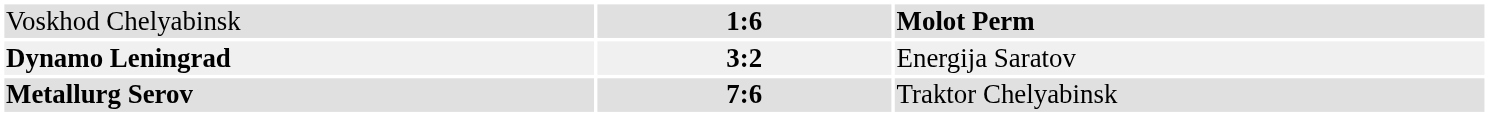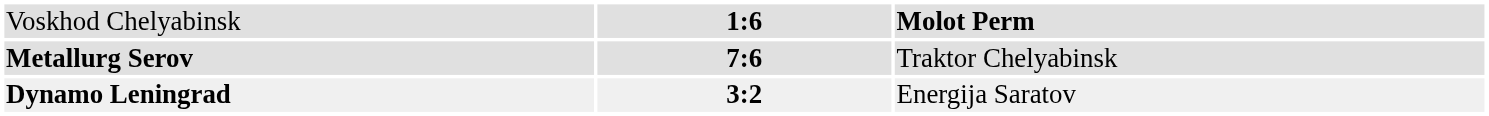rows swapped: (118, 57) <-> (99, 94)
